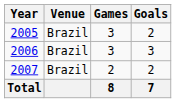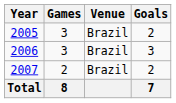columns swapped: (68, 14) <-> (111, 14)
